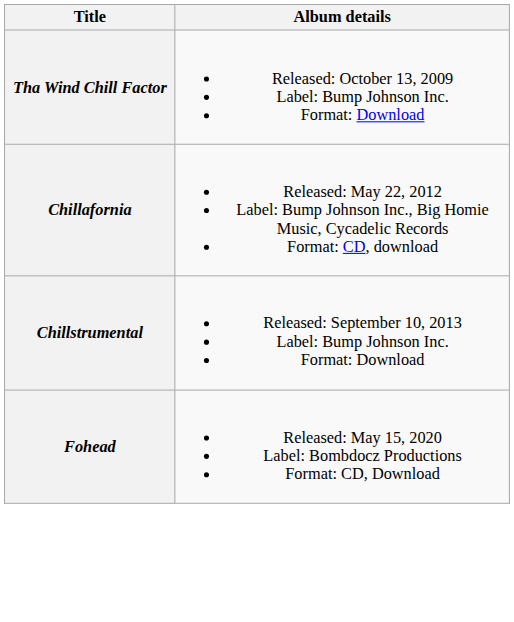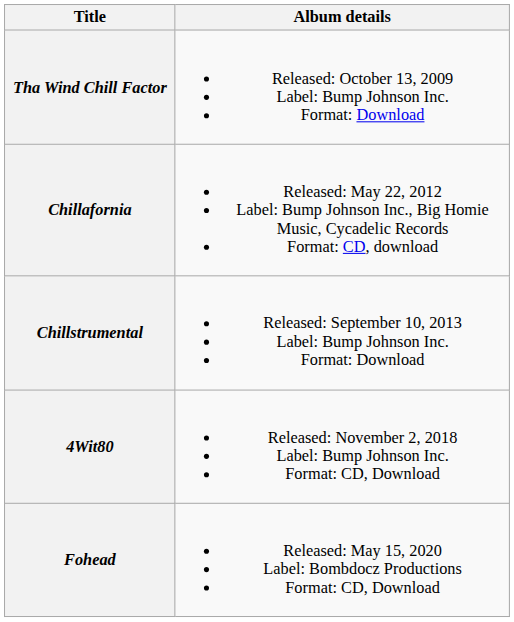+ row: (90, 446)
